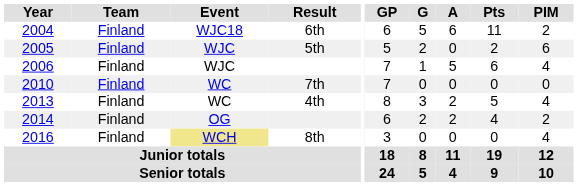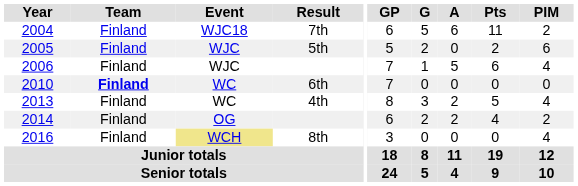(315, 30) 6th -> (318, 30) 7th
(121, 84) normal -> (123, 84) bold
(315, 84) 7th -> (318, 84) 6th
